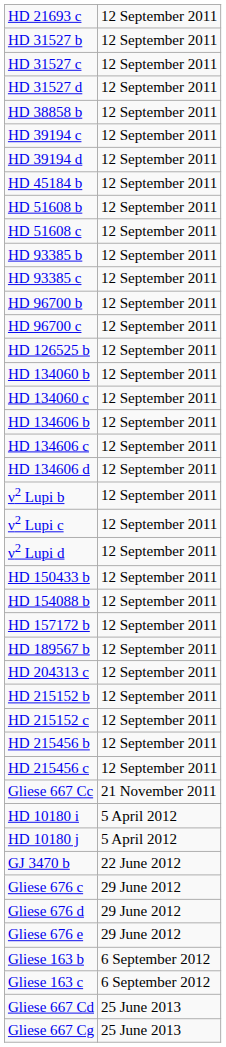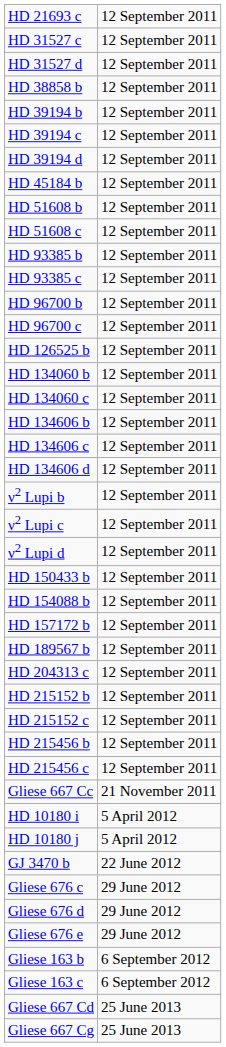- row: (45, 40)
+ row: (45, 111)
